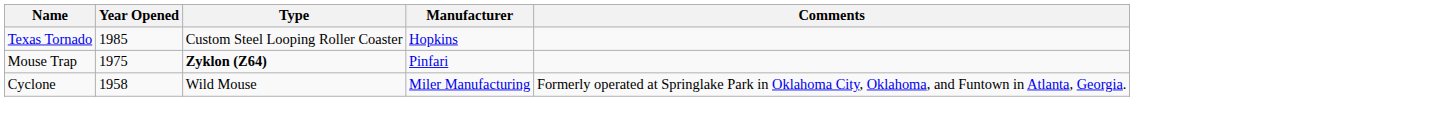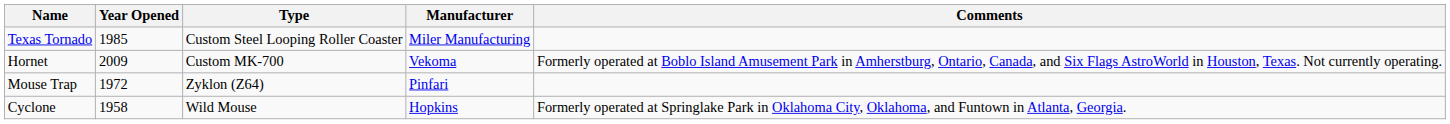(434, 38) Hopkins -> (470, 38) Miler Manufacturing
+ row: (28, 61)
(113, 61) 1975 -> (113, 84) 1972
(226, 61) bold -> (225, 84) normal
(470, 84) Miler Manufacturing -> (434, 107) Hopkins
